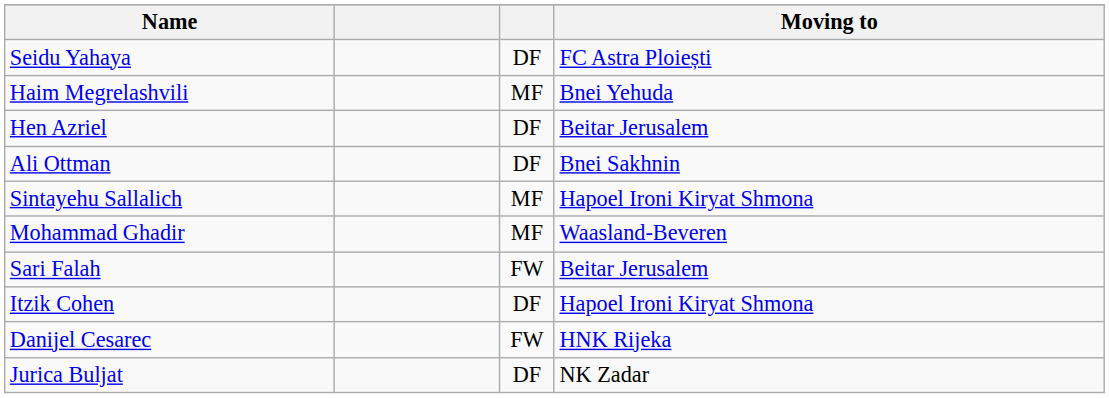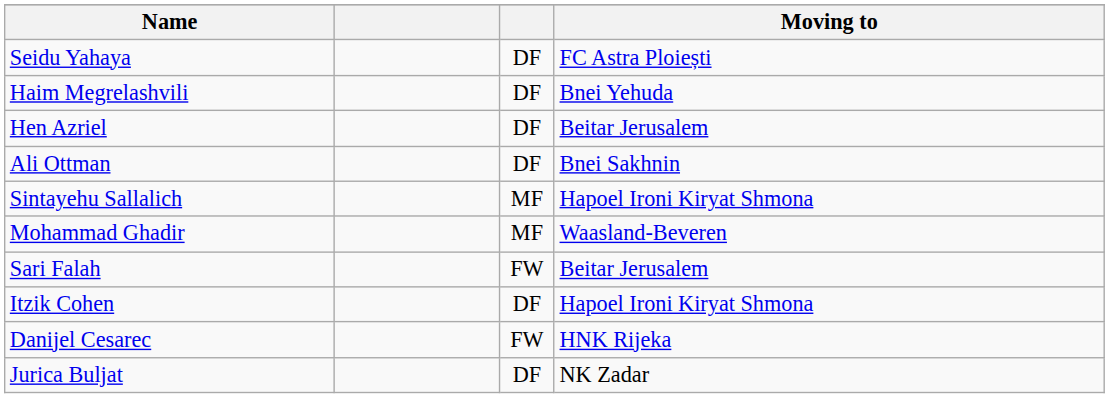(527, 92) MF -> (527, 92) DF
